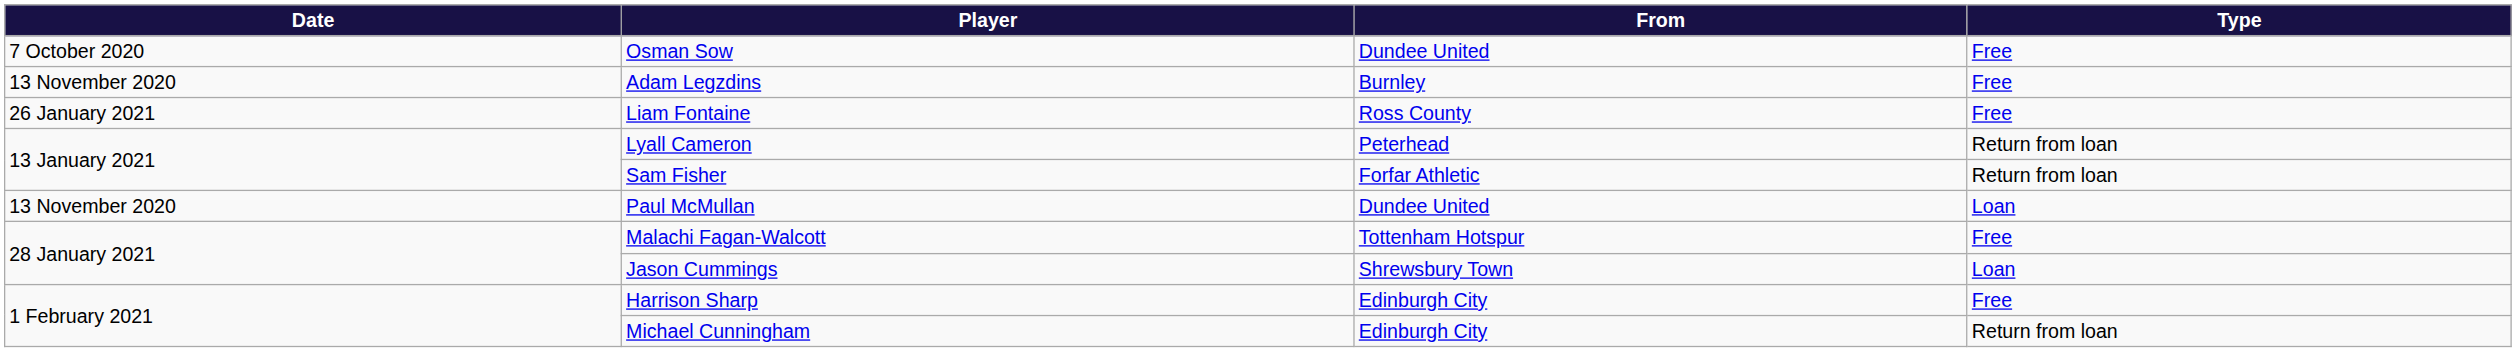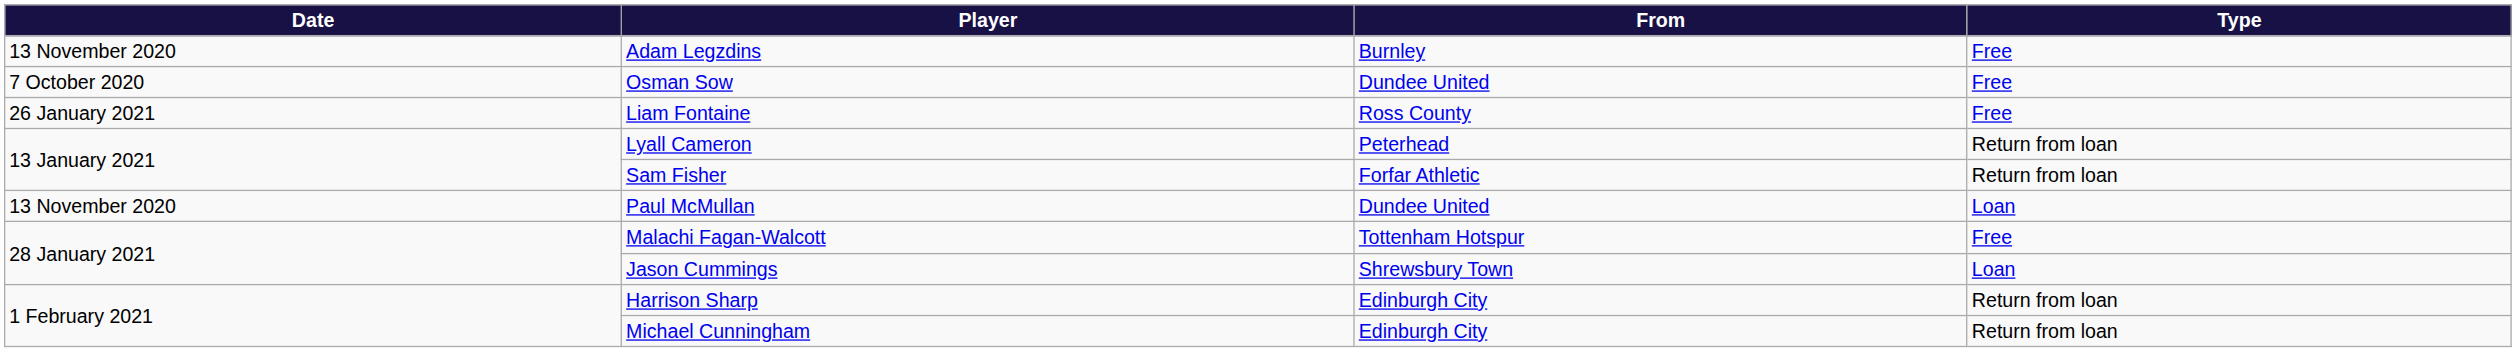rows swapped: (679, 51) <-> (694, 82)
(1992, 300) Free -> (2045, 300) Return from loan
